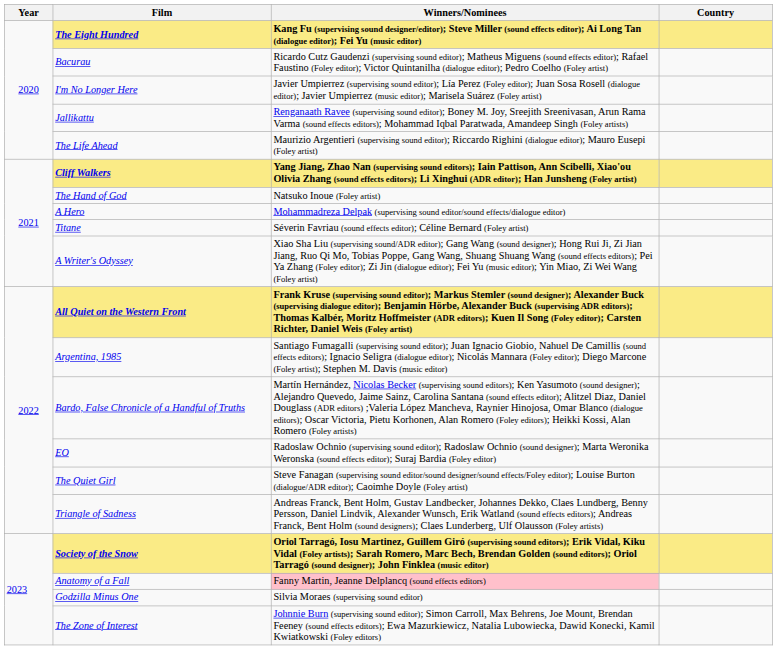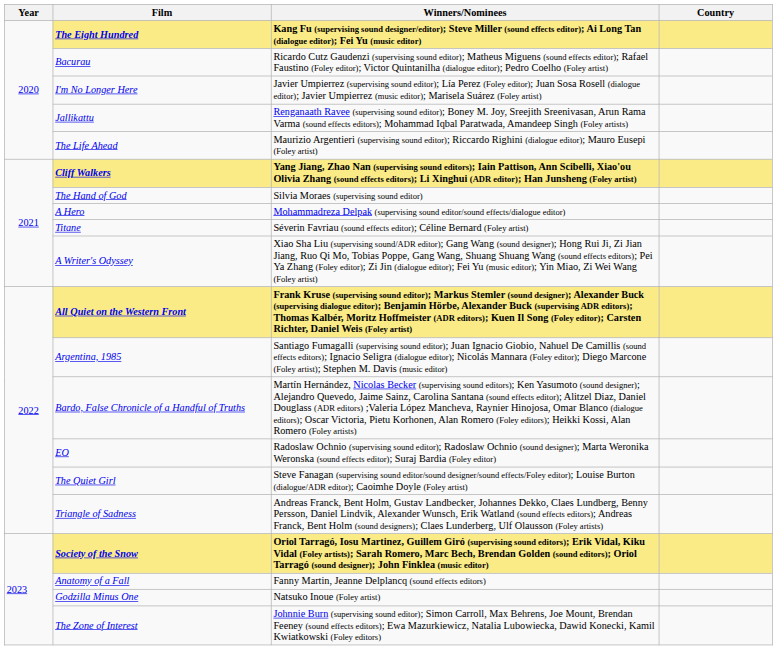(327, 195) Natsuko Inoue (Foley artist) -> (348, 195) Silvia Moraes (supervising sound editor)
(380, 581) pink background -> (380, 581) no background
(348, 597) Silvia Moraes (supervising sound editor) -> (327, 597) Natsuko Inoue (Foley artist)
